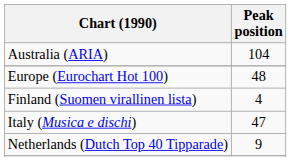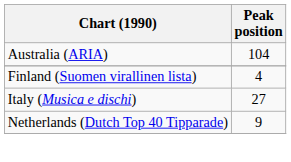- row: (88, 76)
(259, 122) 47 -> (259, 99) 27
